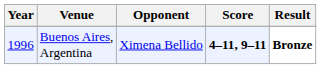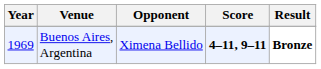(21, 45) 1996 -> (21, 45) 1969
